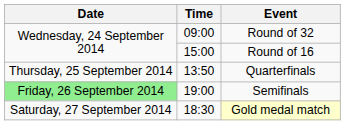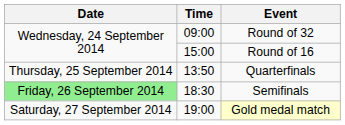(199, 91) 19:00 -> (199, 91) 18:30
(199, 110) 18:30 -> (199, 110) 19:00
